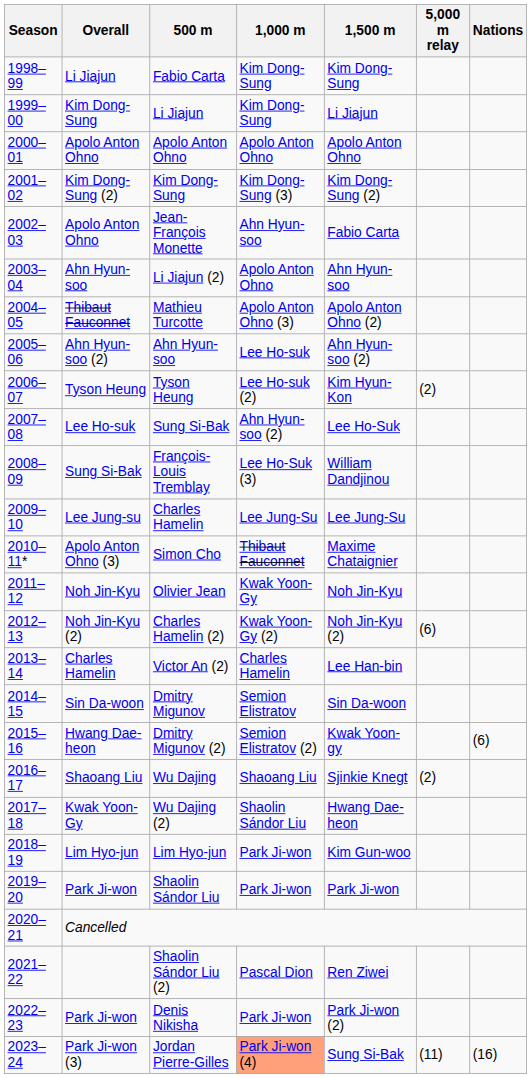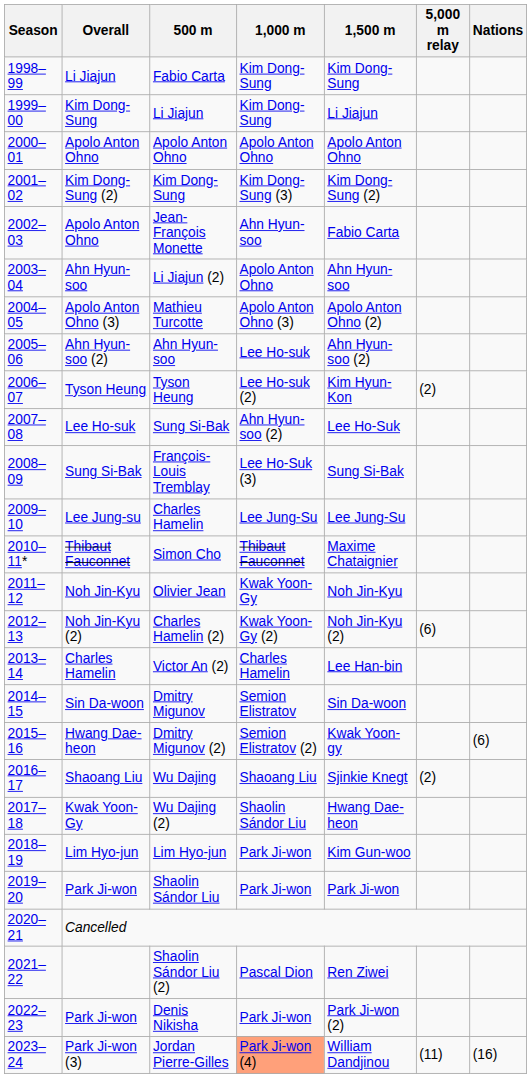(98, 315) Thibaut Fauconnet -> (102, 315) Apolo Anton Ohno (3)
(358, 472) William Dandjinou -> (366, 472) Sung Si-Bak
(102, 554) Apolo Anton Ohno (3) -> (98, 554) Thibaut Fauconnet
(366, 1054) Sung Si-Bak -> (358, 1054) William Dandjinou
